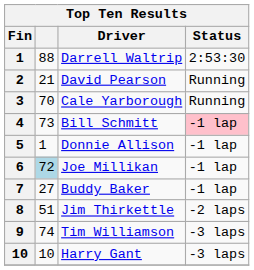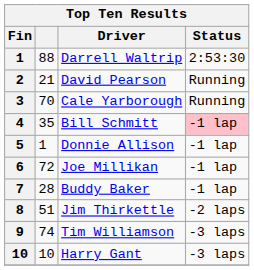(47, 124) 73 -> (47, 124) 35
(47, 168) lightblue background -> (47, 168) no background
(47, 190) 27 -> (47, 190) 28
